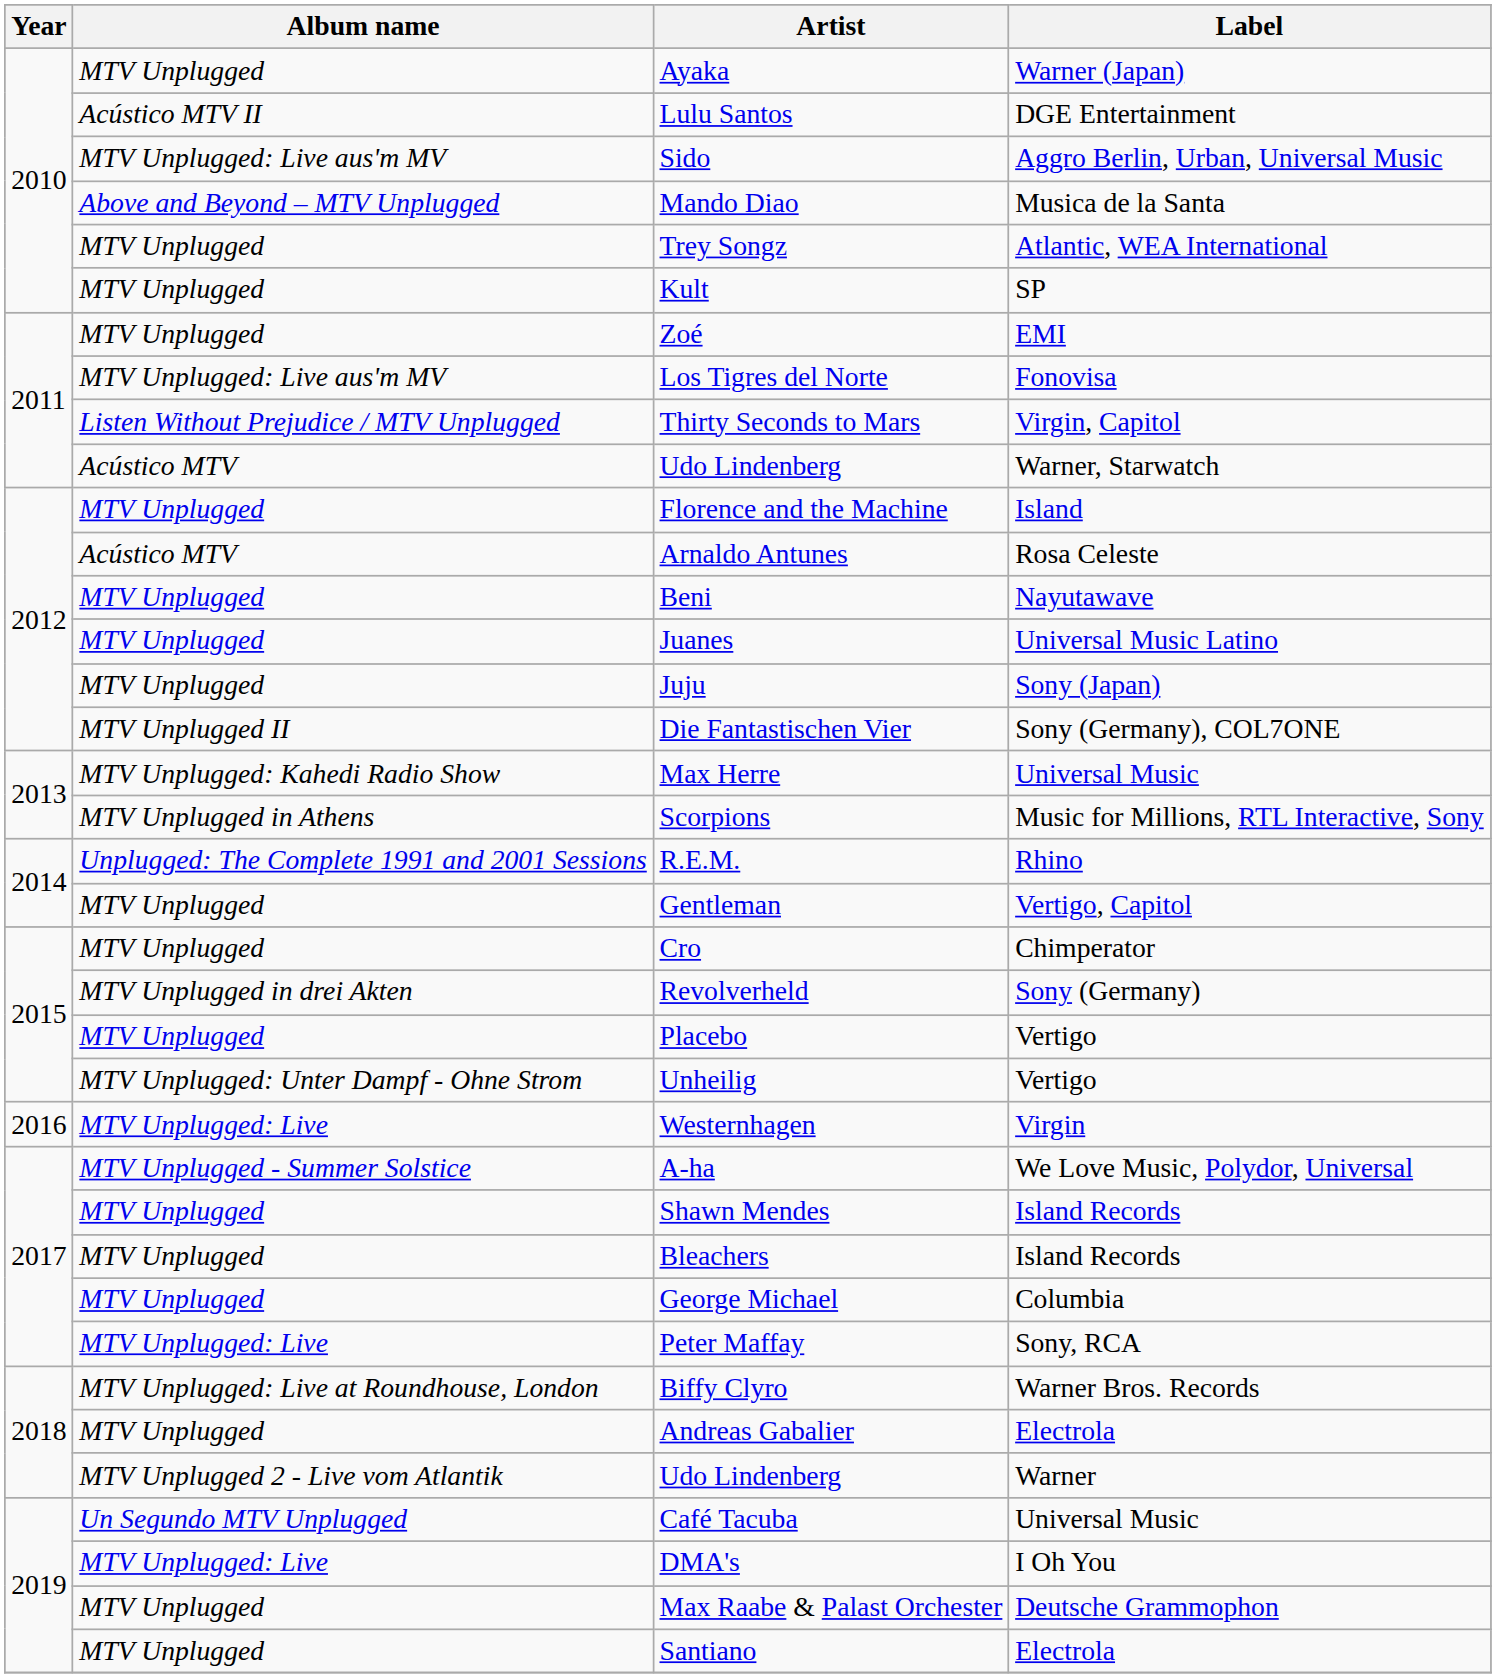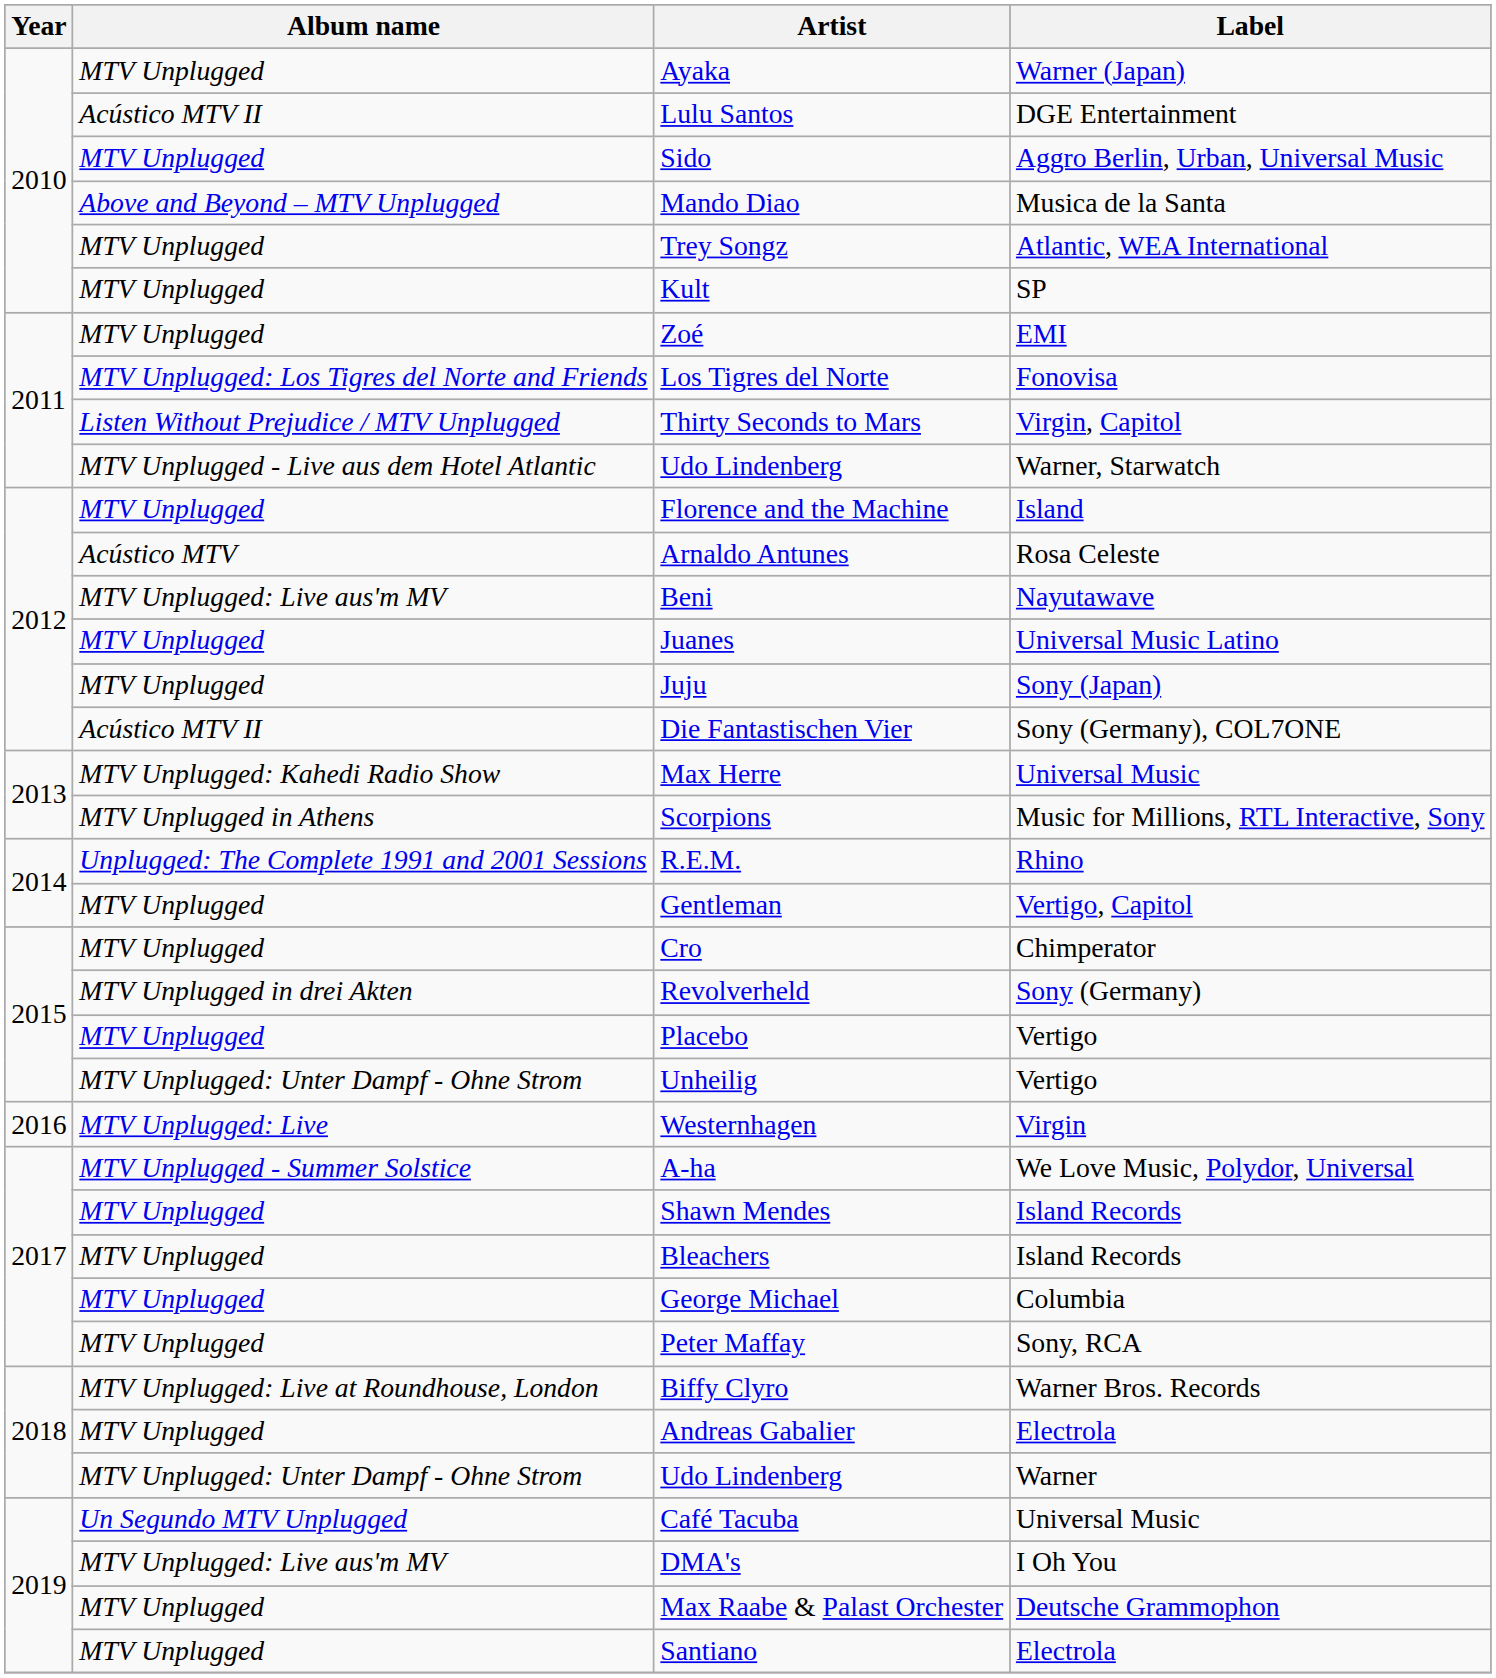(263, 158) MTV Unplugged: Live aus'm MV -> (172, 158) MTV Unplugged
(263, 377) MTV Unplugged: Live aus'm MV -> (363, 377) MTV Unplugged: Los Tigres del Norte and Friends
(158, 465) Acústico MTV -> (338, 465) MTV Unplugged - Live aus dem Hotel Atlantic
(172, 597) MTV Unplugged -> (263, 597) MTV Unplugged: Live aus'm MV
(184, 728) MTV Unplugged II -> (171, 728) Acústico MTV II
(204, 1343) MTV Unplugged: Live -> (172, 1343) MTV Unplugged
(291, 1475) MTV Unplugged 2 - Live vom Atlantik -> (331, 1475) MTV Unplugged: Unter Dampf - Ohne Strom
(204, 1562) MTV Unplugged: Live -> (263, 1562) MTV Unplugged: Live aus'm MV
